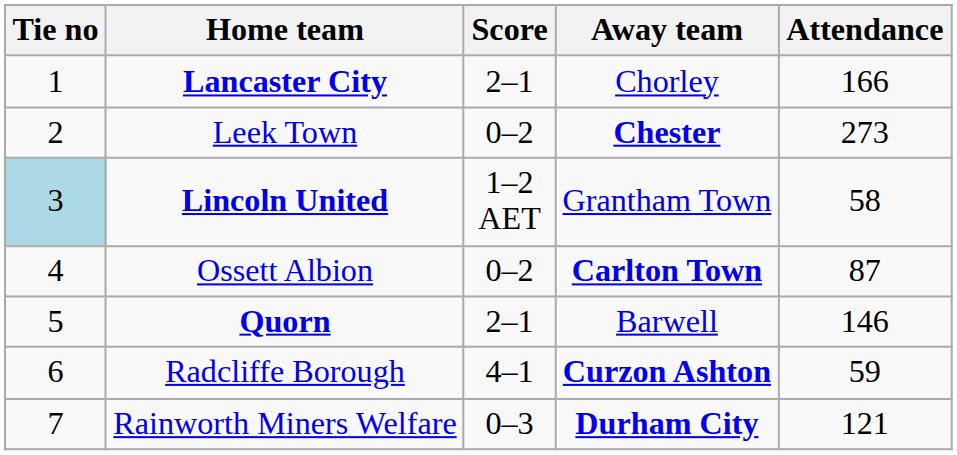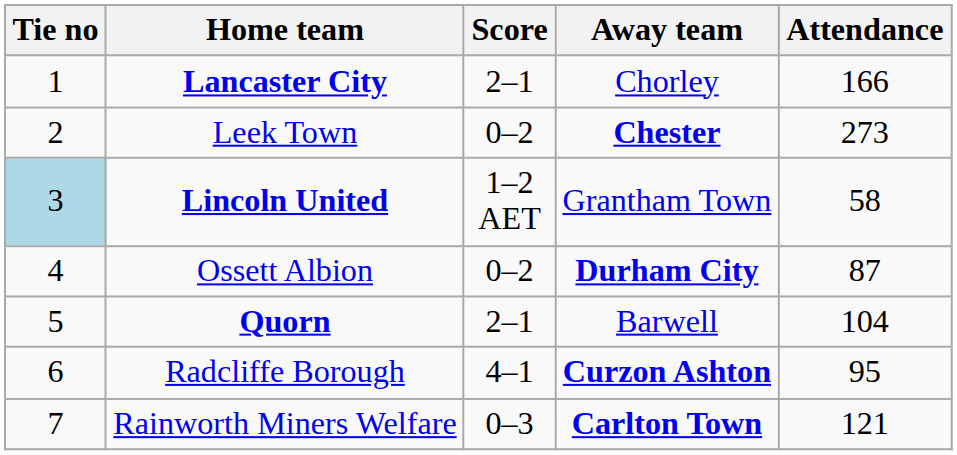(667, 270) Carlton Town -> (667, 270) Durham City
(865, 321) 146 -> (865, 321) 104
(865, 372) 59 -> (865, 372) 95
(667, 423) Durham City -> (667, 423) Carlton Town
